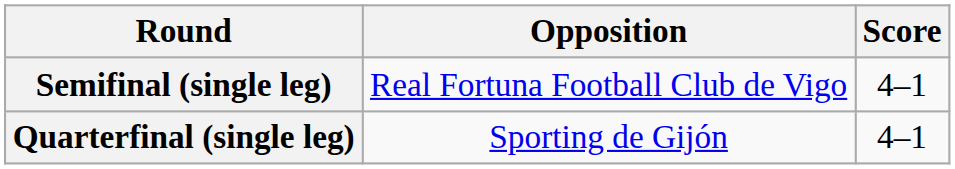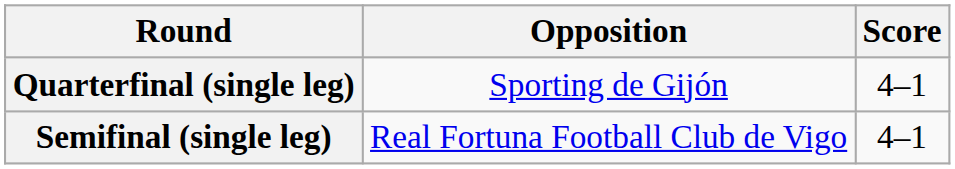rows swapped: (184, 136) <-> (184, 83)
